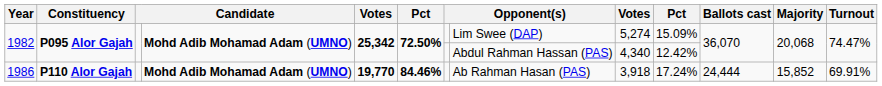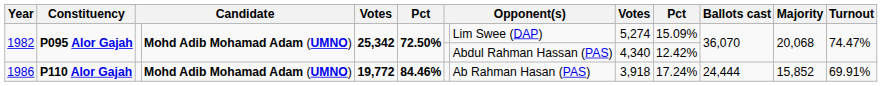(376, 72) 19,770 -> (376, 72) 19,772
